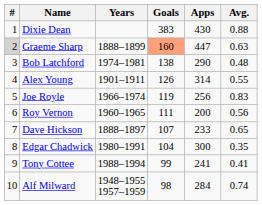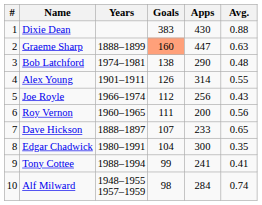(15, 46) lightgrey background -> (15, 46) no background
(166, 96) 119 -> (166, 96) 112
(239, 96) 0.83 -> (239, 96) 0.43
